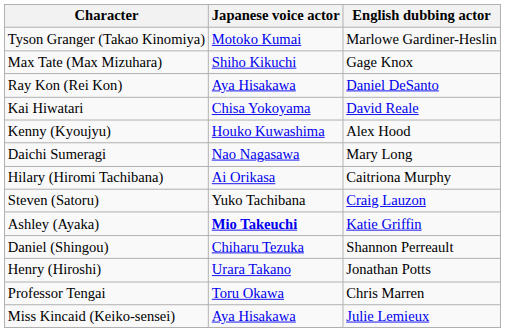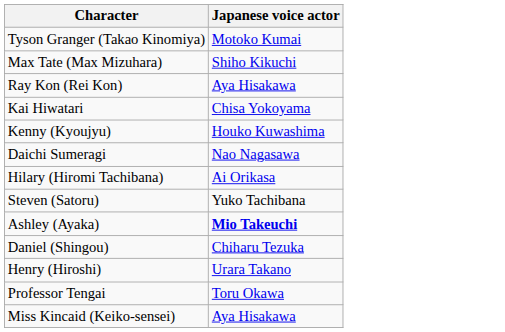- column: (422, 16)
